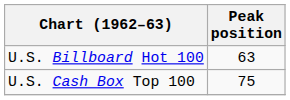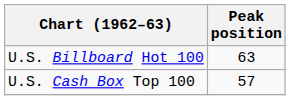(246, 82) 75 -> (246, 82) 57
